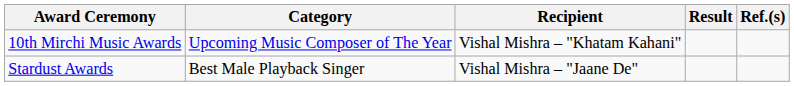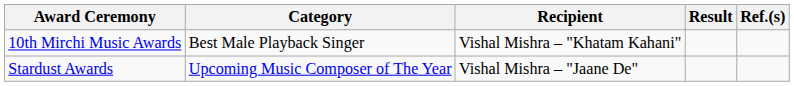(320, 42) Upcoming Music Composer of The Year -> (277, 42) Best Male Playback Singer
(277, 68) Best Male Playback Singer -> (320, 68) Upcoming Music Composer of The Year
